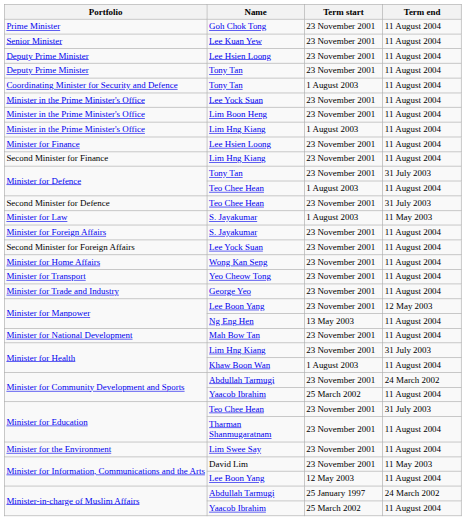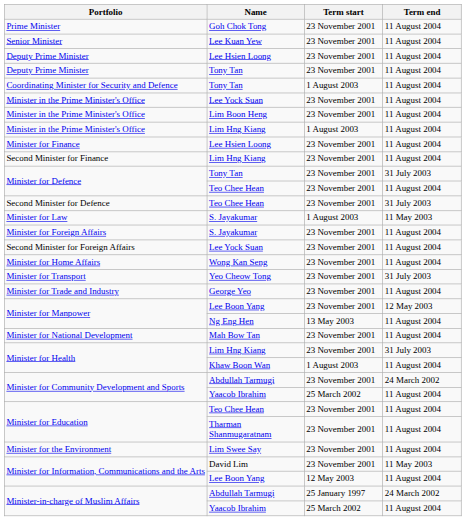(332, 188) 1 August 2003 -> (341, 188) 23 November 2001
(413, 277) 11 August 2004 -> (408, 277) 31 July 2003
(408, 409) 31 July 2003 -> (413, 409) 11 August 2004
